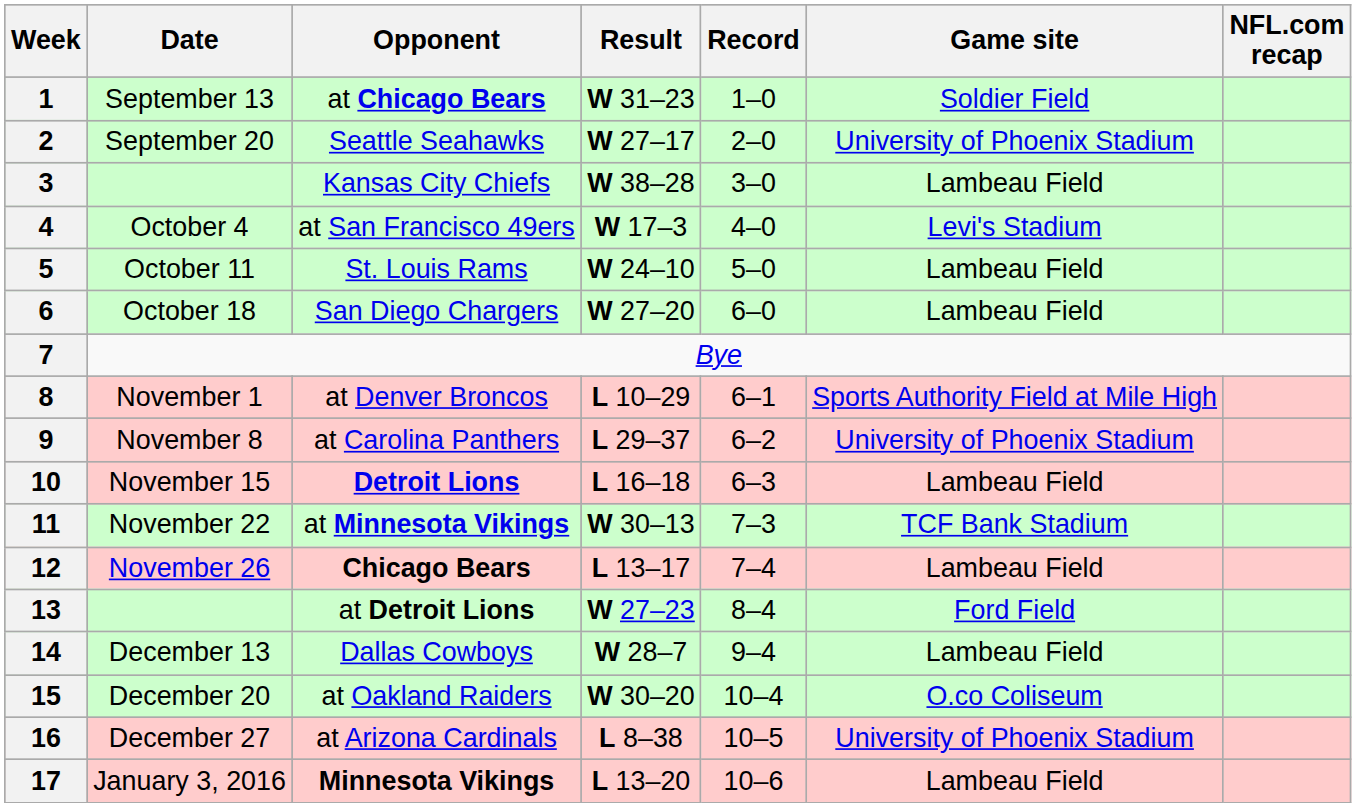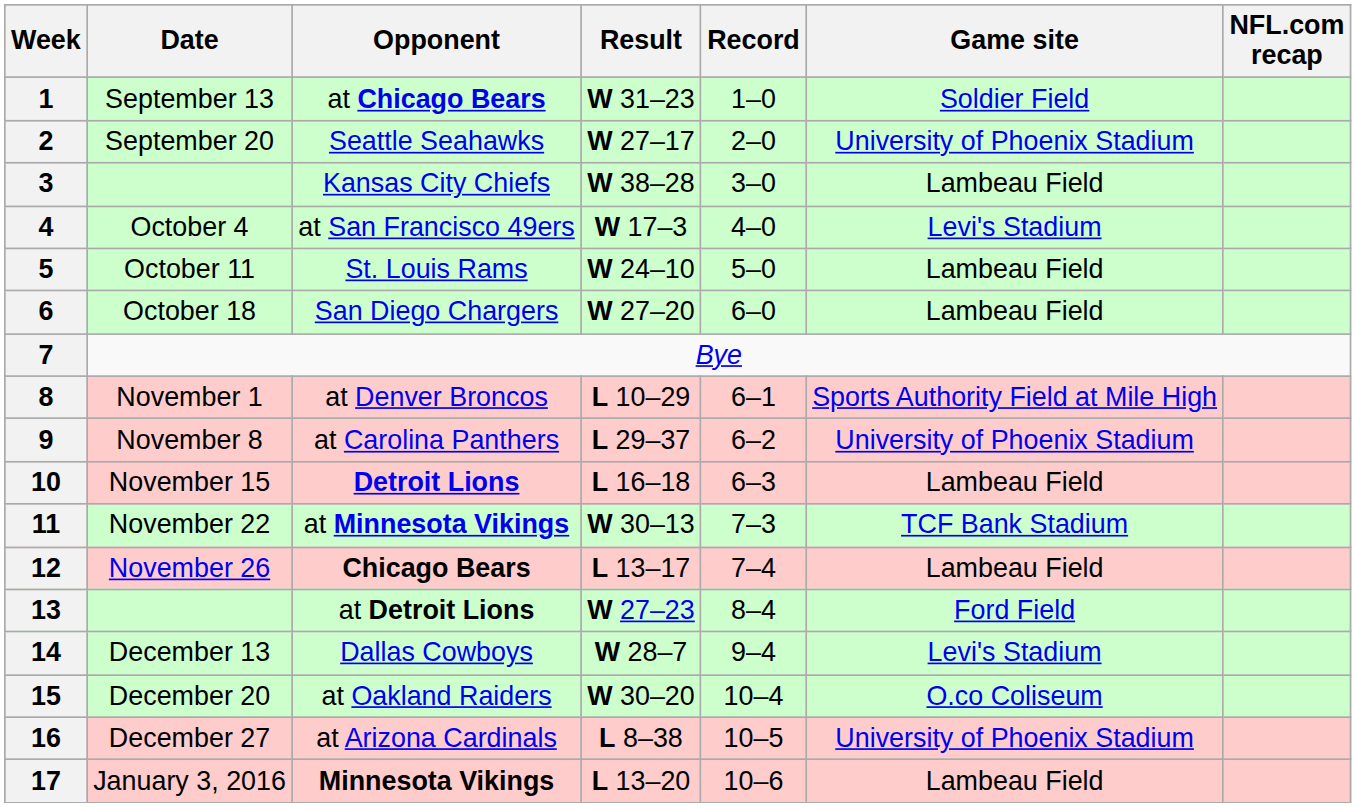(1015, 652) Lambeau Field -> (1015, 652) Levi's Stadium
